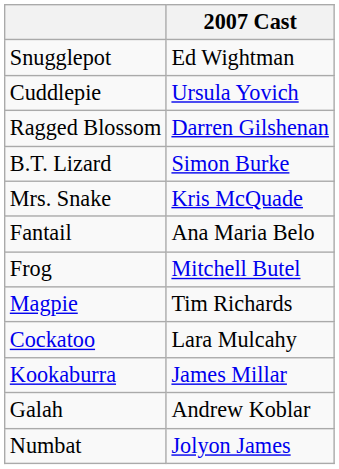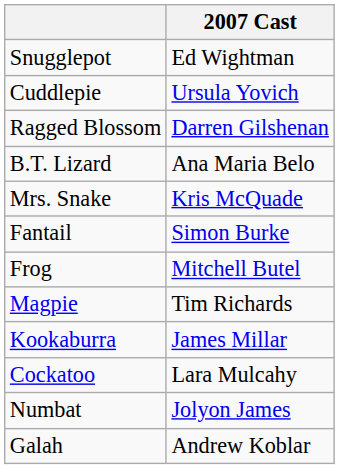(230, 163) Simon Burke -> (243, 163) Ana Maria Belo
(243, 233) Ana Maria Belo -> (230, 233) Simon Burke
rows swapped: (52, 339) <-> (63, 374)
rows swapped: (46, 445) <-> (36, 410)
